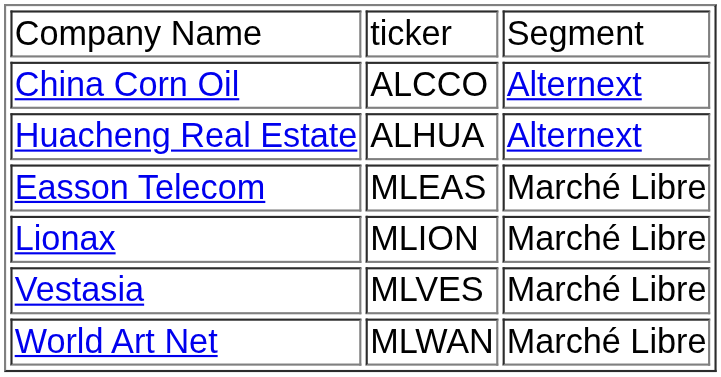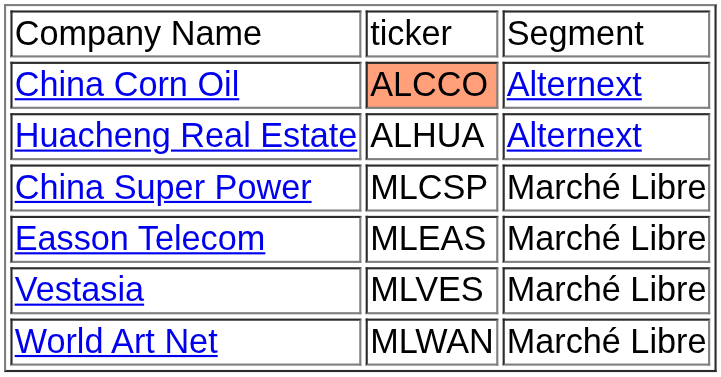(429, 84) no background -> (429, 84) lightsalmon background
+ row: (163, 187)
- row: (65, 238)
